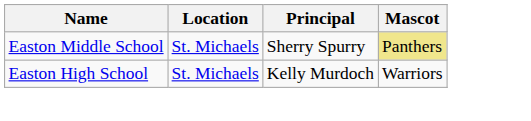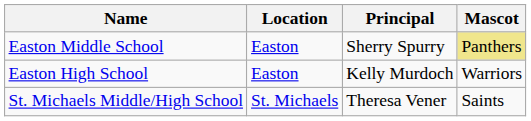(215, 45) St. Michaels -> (275, 45) Easton
(215, 73) St. Michaels -> (275, 73) Easton
+ row: (126, 101)
